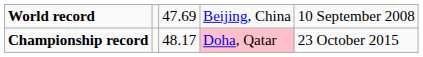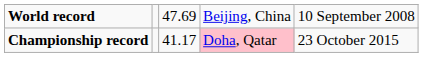(179, 40) 48.17 -> (179, 40) 41.17
